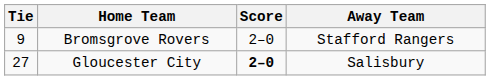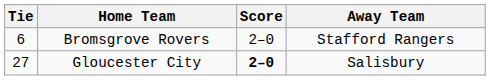(21, 40) 9 -> (21, 40) 6
